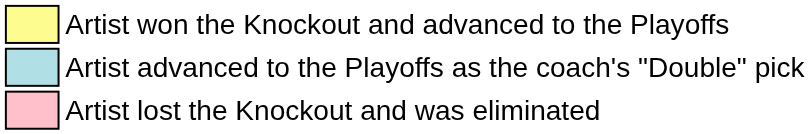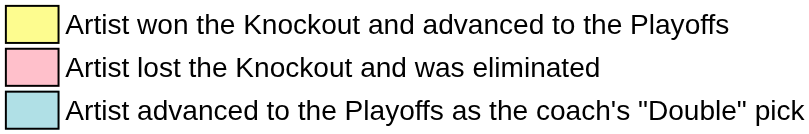rows swapped: (435, 67) <-> (333, 110)
